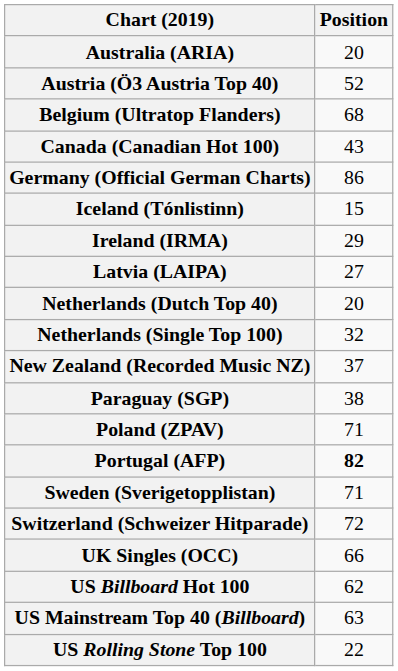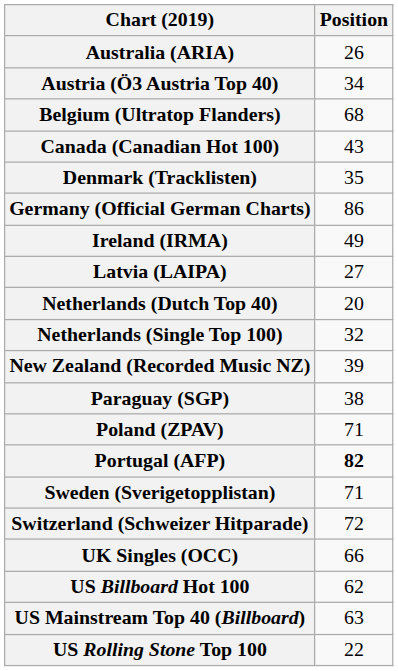(354, 51) 20 -> (354, 51) 26
(354, 83) 52 -> (354, 83) 34
+ row: (160, 177)
- row: (160, 209)
(354, 240) 29 -> (354, 240) 49
(354, 366) 37 -> (354, 366) 39
